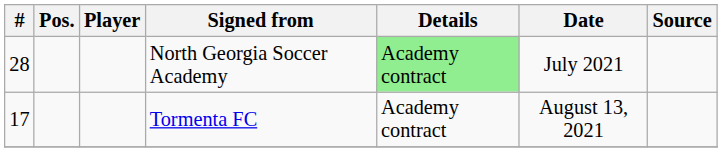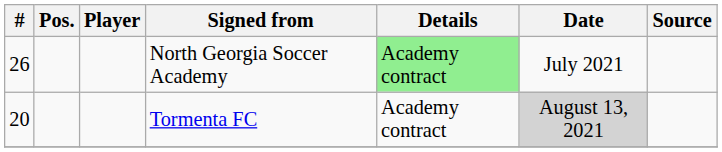(19, 64) 28 -> (19, 64) 26
(19, 119) 17 -> (19, 119) 20
(584, 119) no background -> (584, 119) lightgrey background
